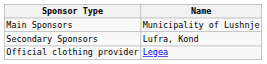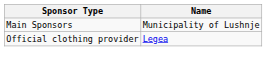- row: (52, 39)
